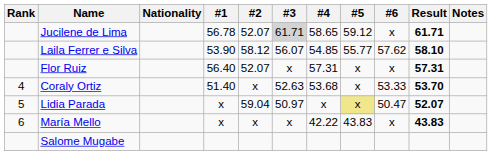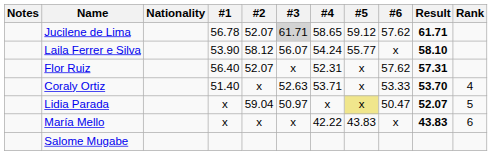columns swapped: (21, 13) <-> (468, 13)
(392, 31) x -> (396, 31) 57.62
(324, 50) 54.85 -> (327, 50) 54.24
(392, 50) 57.62 -> (396, 50) x
(324, 68) 57.31 -> (327, 68) 52.31
(392, 68) x -> (396, 68) 57.62
(324, 86) 53.68 -> (327, 86) 53.71
